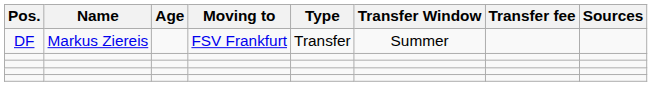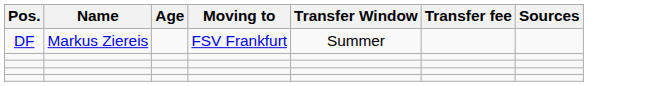- column: (322, 16)
